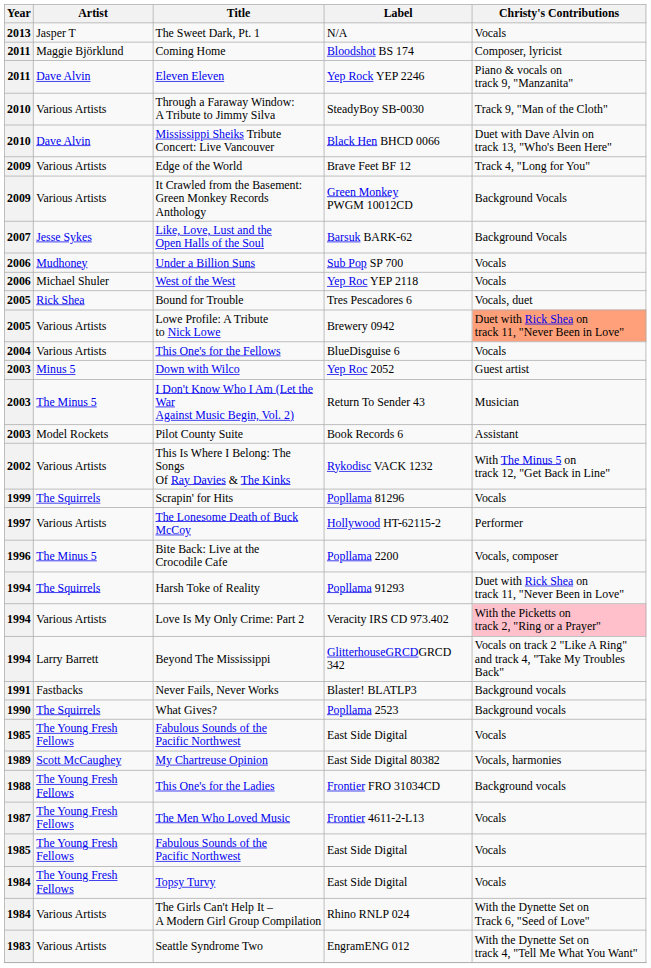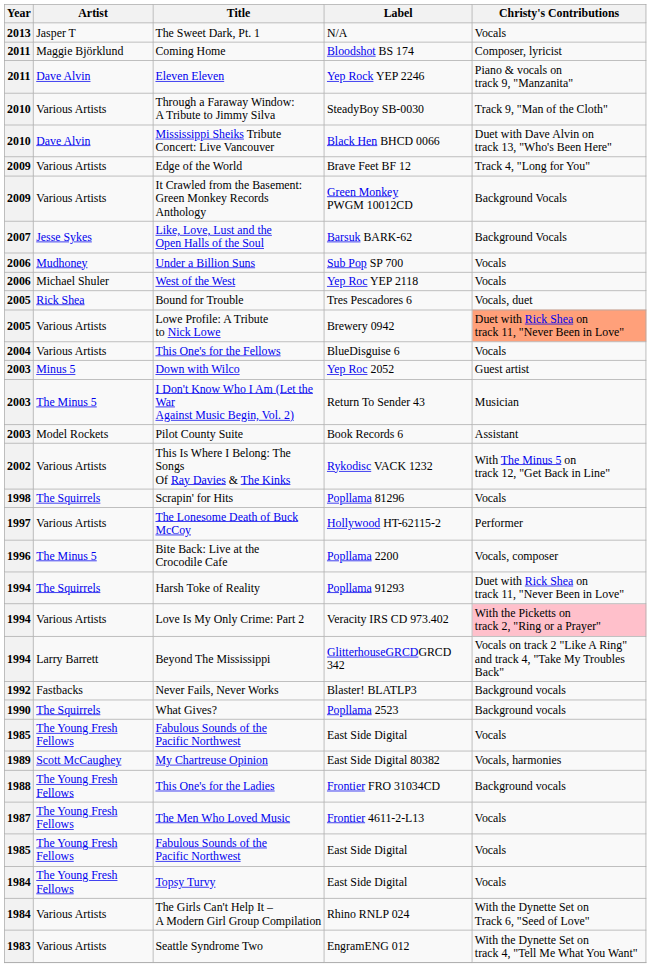(19, 498) 1999 -> (19, 498) 1998
(19, 690) 1991 -> (19, 690) 1992
